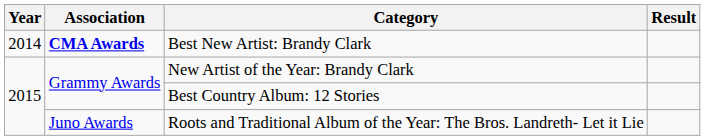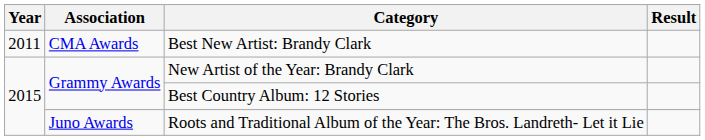(25, 43) 2014 -> (24, 43) 2011
(97, 43) bold -> (94, 43) normal
